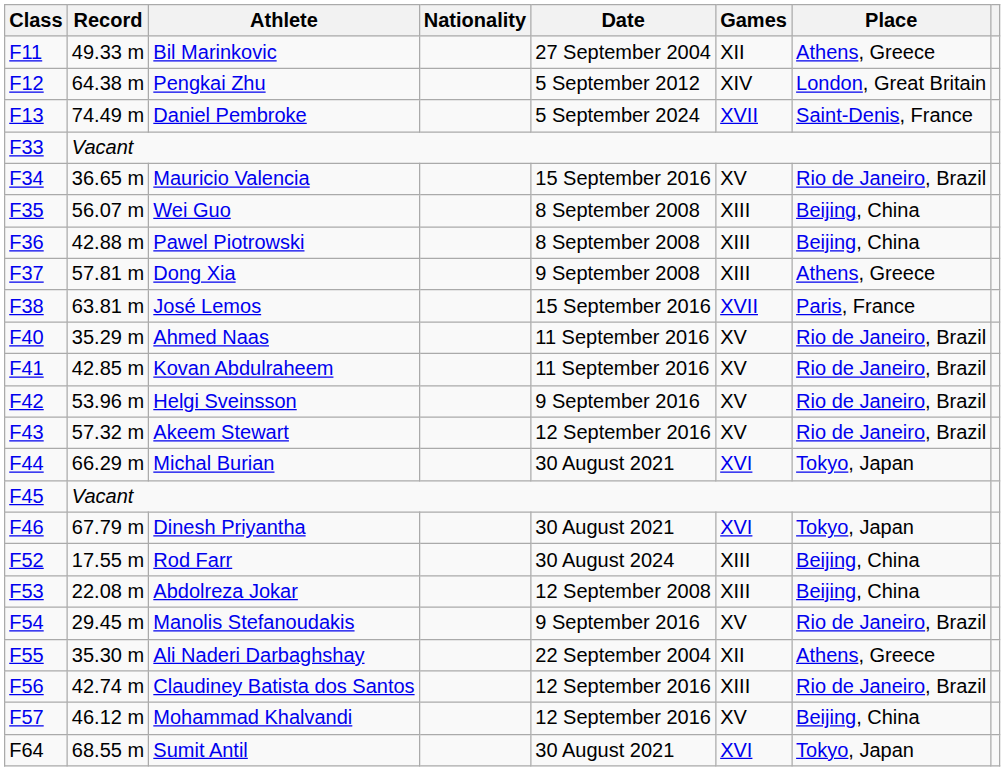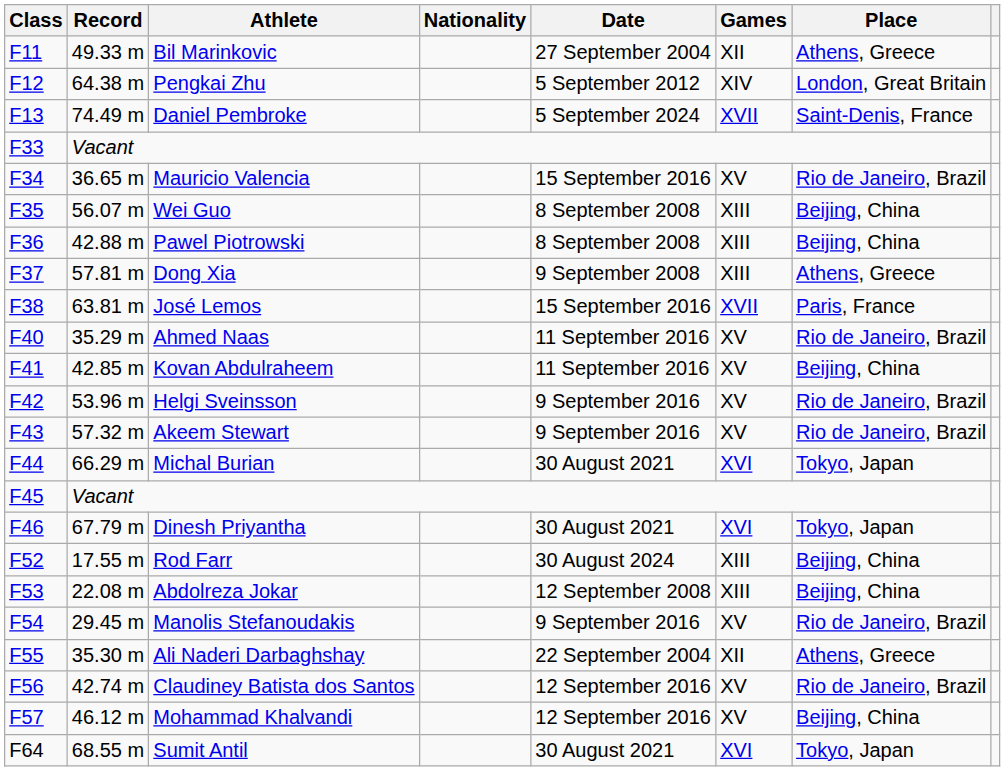(891, 369) Rio de Janeiro, Brazil -> (858, 369) Beijing, China
(623, 432) 12 September 2016 -> (618, 432) 9 September 2016
(735, 686) XIII -> (734, 686) XV
